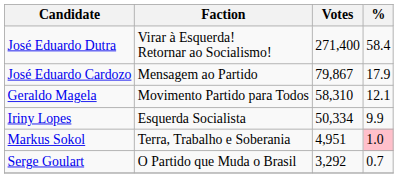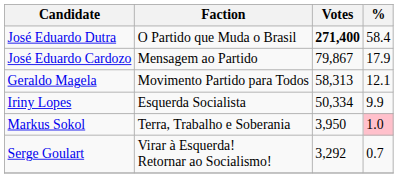(205, 44) Virar à Esquerda! Retornar ao Socialismo! -> (217, 37) O Partido que Muda o Brasil
(338, 44) normal -> (338, 37) bold
(334, 96) 58,310 -> (334, 80) 58,313
(331, 140) 4,951 -> (331, 124) 3,950
(217, 161) O Partido que Muda o Brasil -> (205, 154) Virar à Esquerda! Retornar ao Socialismo!
